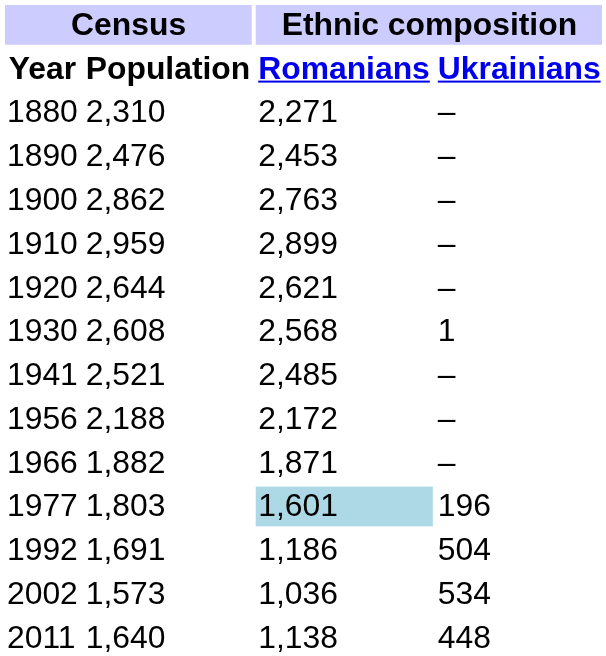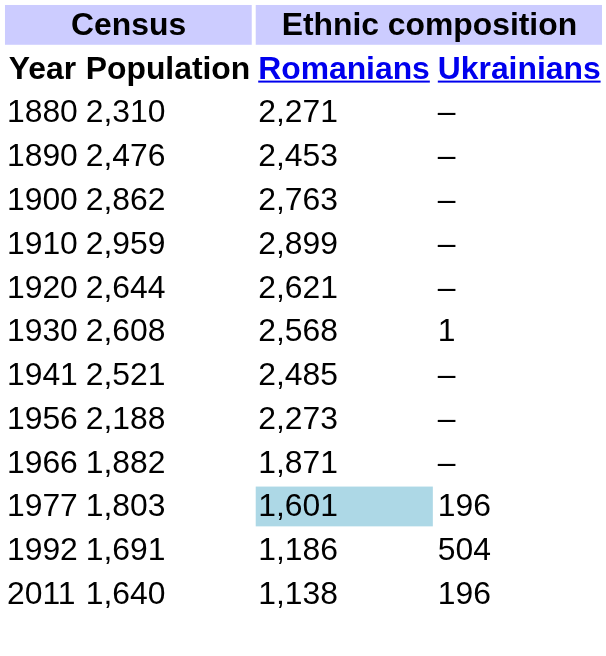(298, 418) 2,172 -> (298, 418) 2,273
- row: (42, 593)
(464, 637) 448 -> (464, 593) 196
